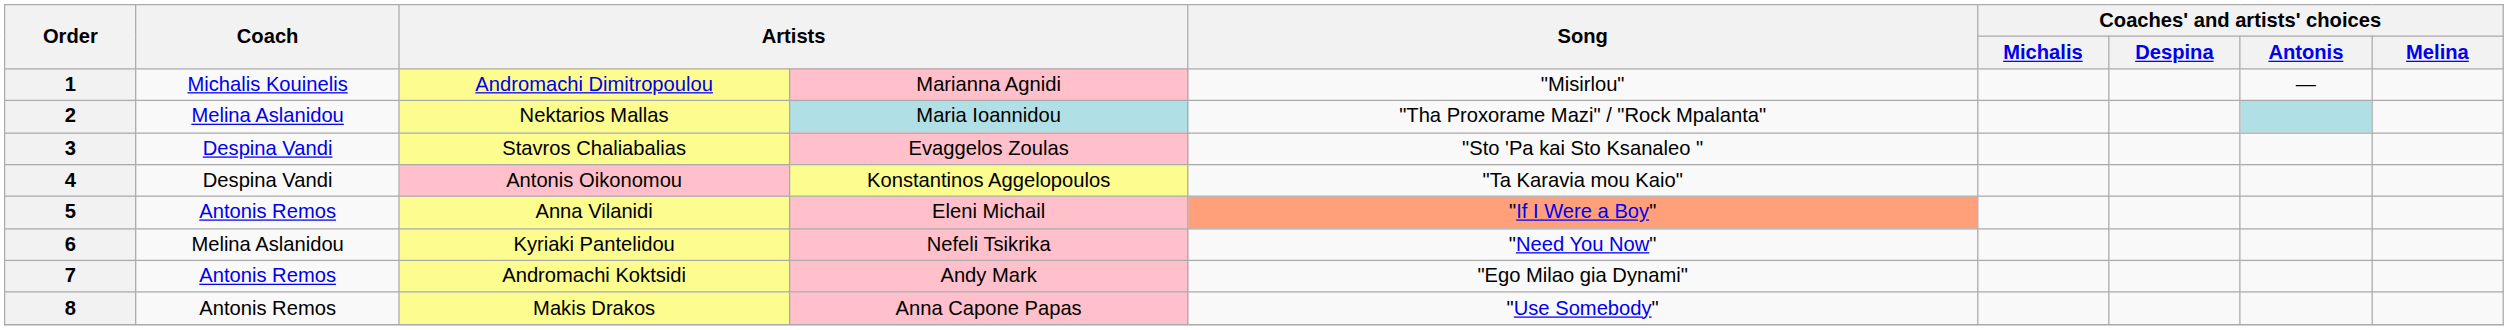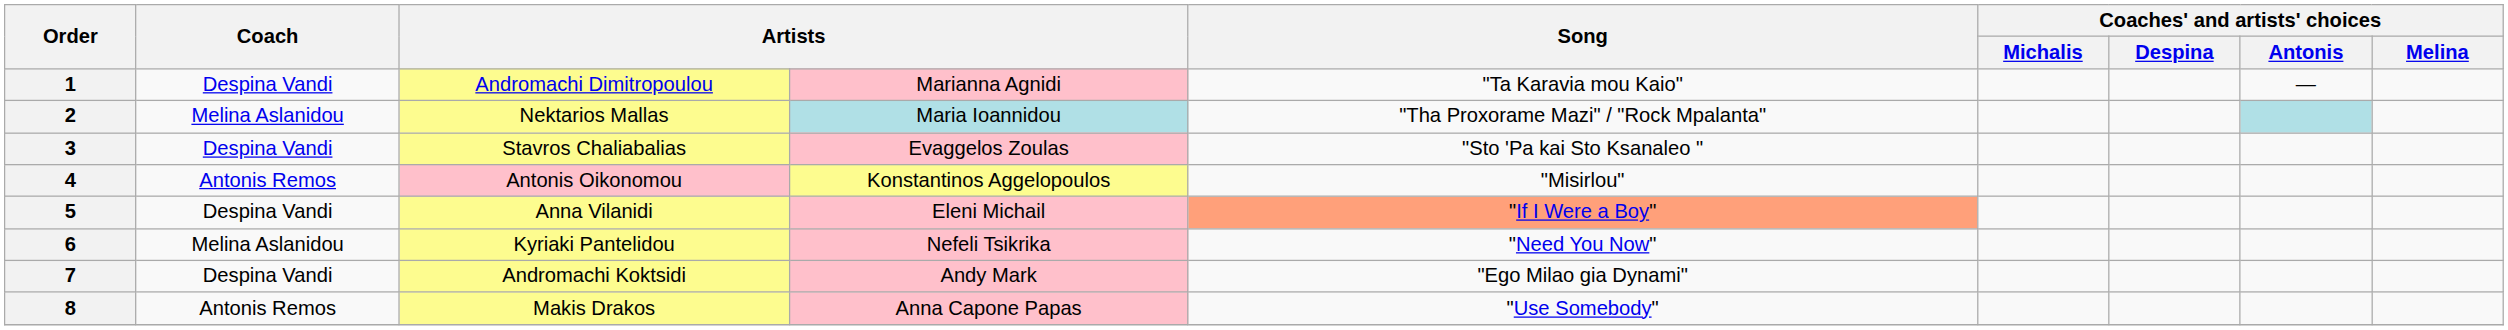(268, 84) Michalis Kouinelis -> (268, 84) Despina Vandi
(1583, 84) "Misirlou" -> (1583, 84) "Ta Karavia mou Kaio"
(268, 180) Despina Vandi -> (268, 180) Antonis Remos
(1583, 180) "Ta Karavia mou Kaio" -> (1583, 180) "Misirlou"
(268, 212) Antonis Remos -> (268, 212) Despina Vandi
(268, 276) Antonis Remos -> (268, 276) Despina Vandi
